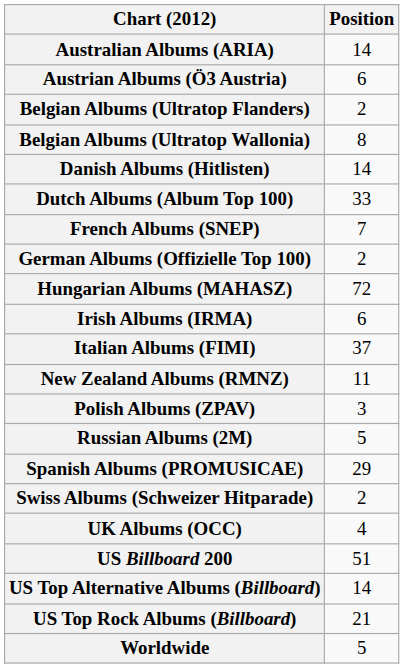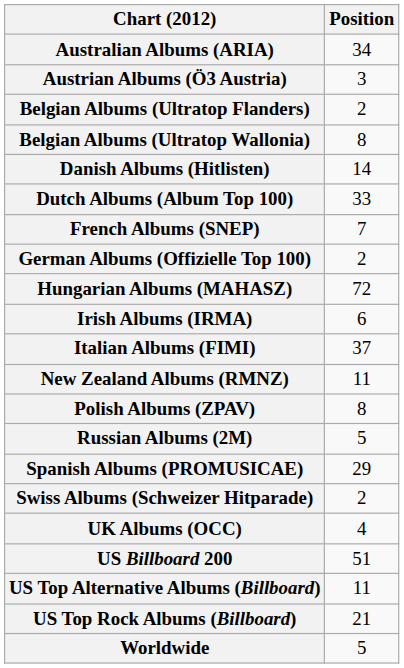(362, 49) 14 -> (362, 49) 34
(362, 79) 6 -> (362, 79) 3
(362, 408) 3 -> (362, 408) 8
(362, 588) 14 -> (362, 588) 11
